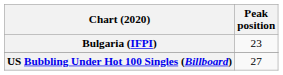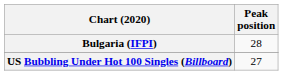(256, 43) 23 -> (256, 43) 28
